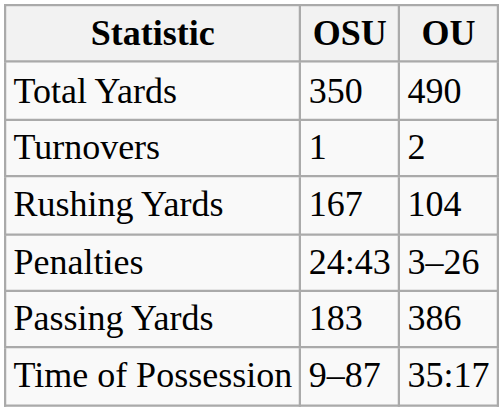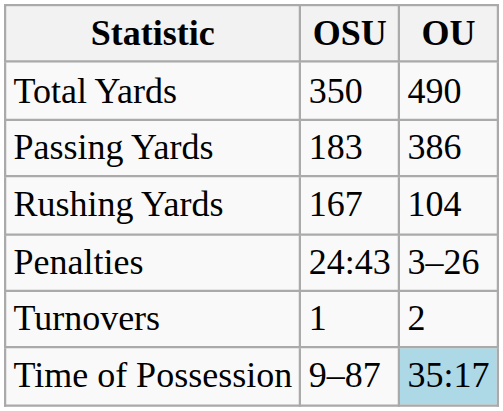rows swapped: (113, 318) <-> (87, 147)
(448, 375) no background -> (448, 375) lightblue background
